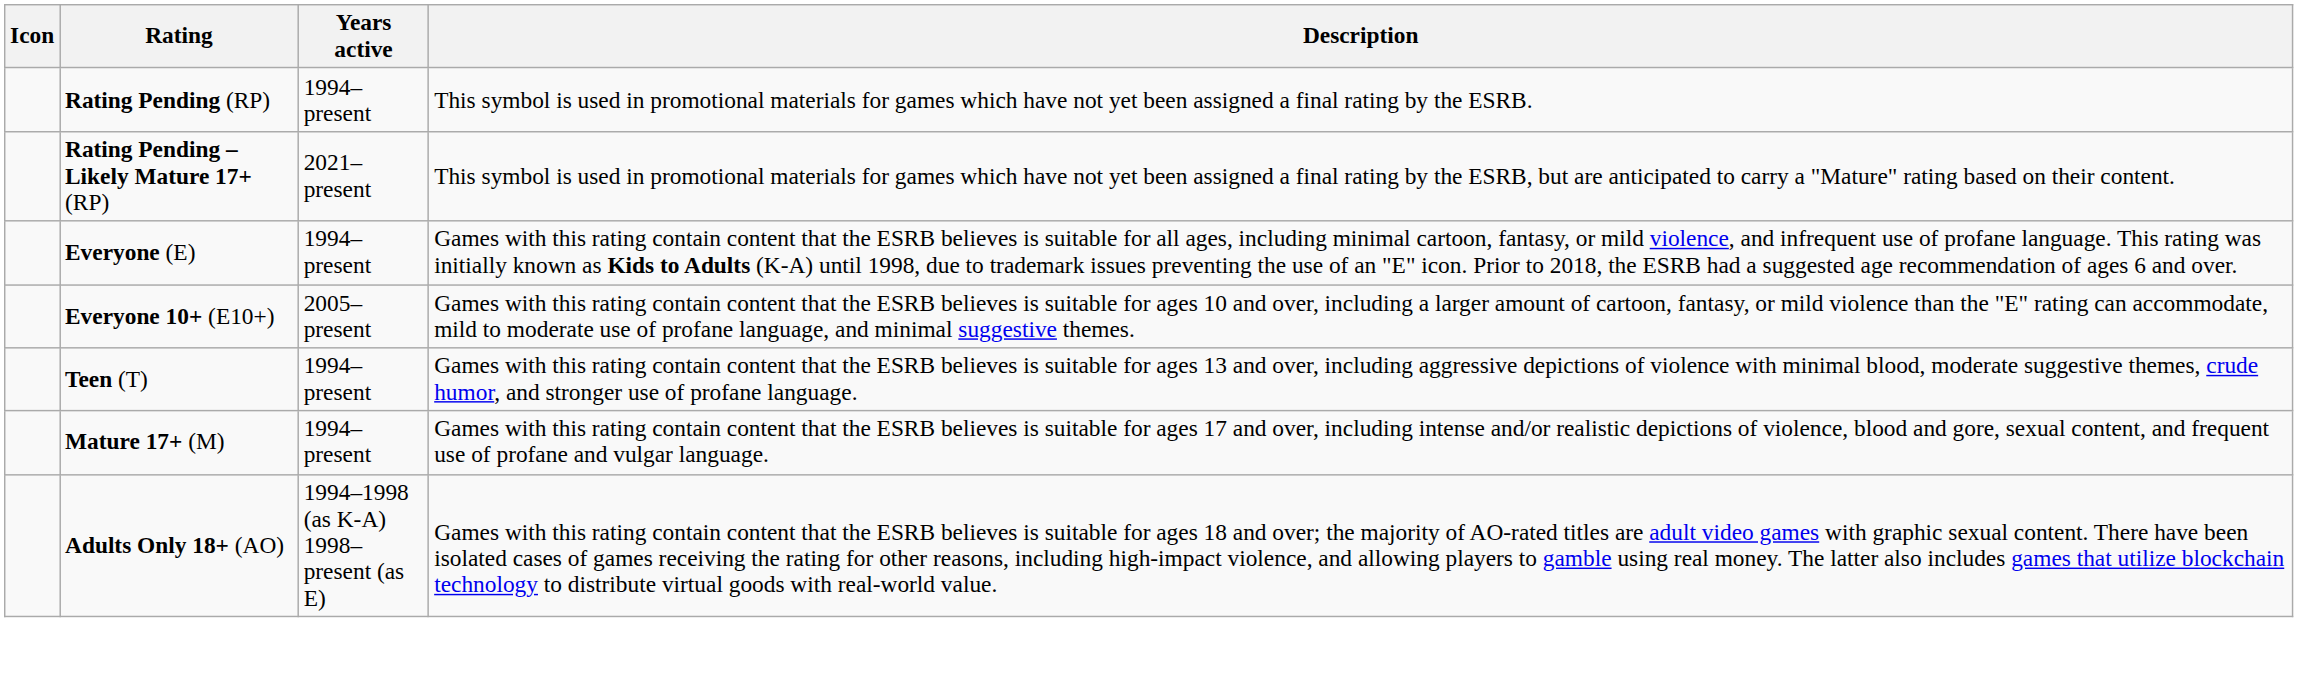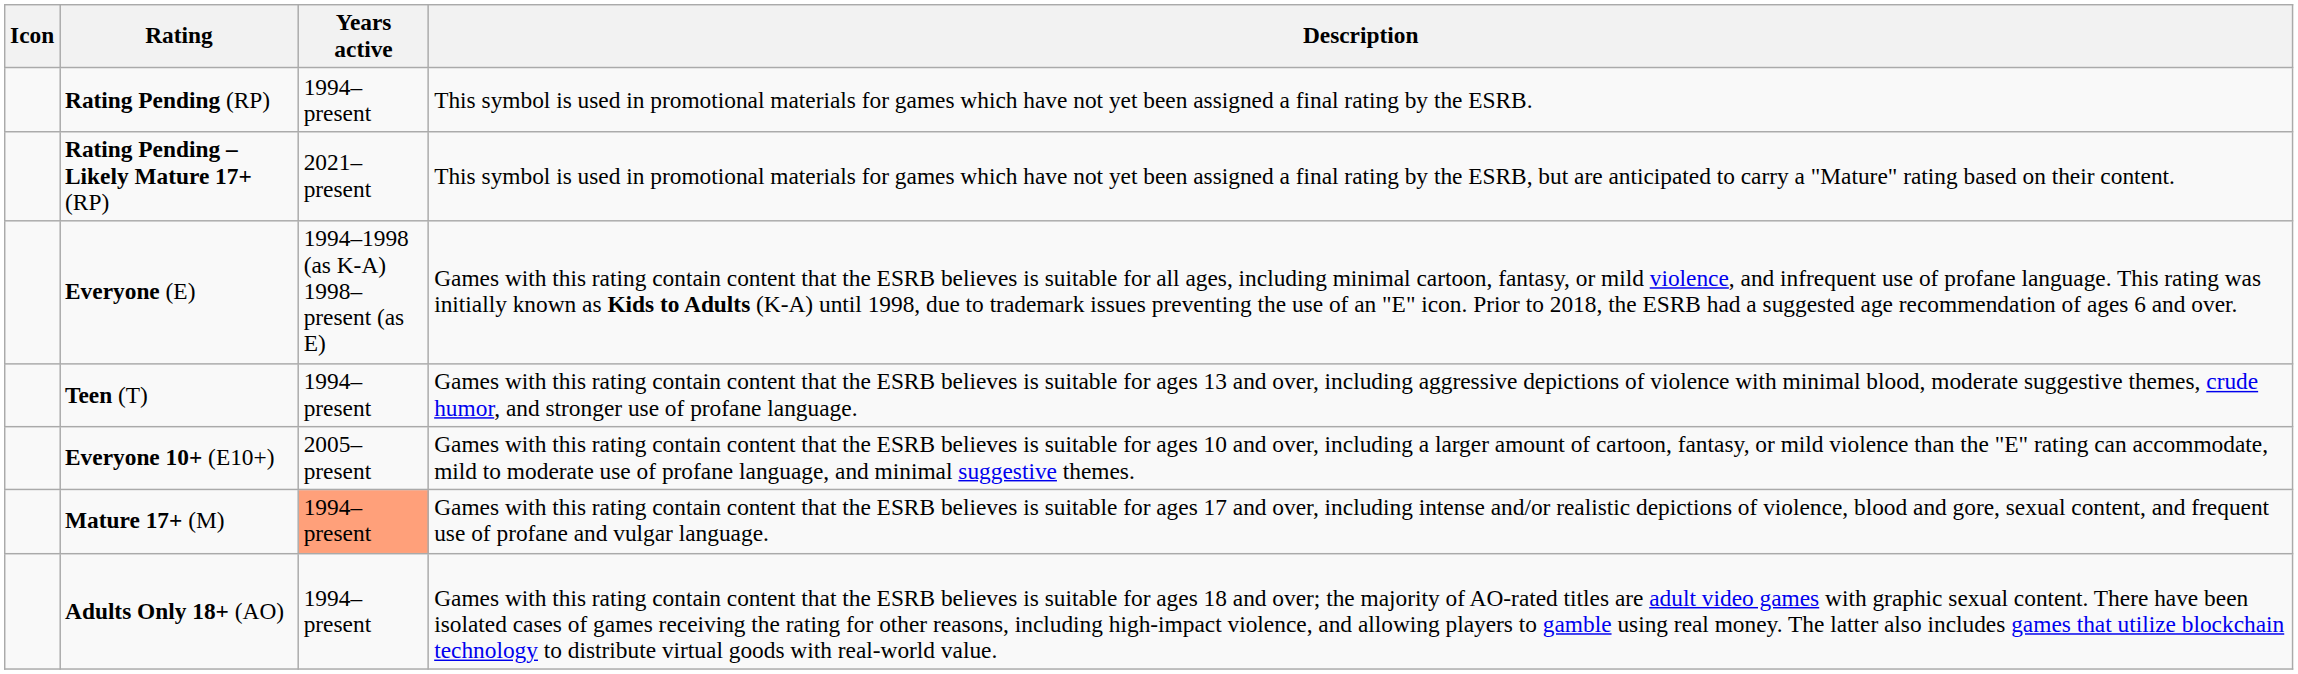(337, 252) 1994–present -> (356, 291) 1994–1998 (as K-A) 1998–present (as E)
rows swapped: (170, 315) <-> (106, 379)
(337, 442) no background -> (337, 521) lightsalmon background
(356, 545) 1994–1998 (as K-A) 1998–present (as E) -> (337, 610) 1994–present
